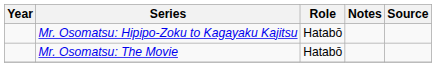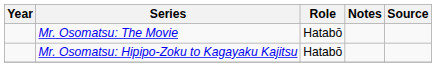rows swapped: (108, 52) <-> (168, 33)
